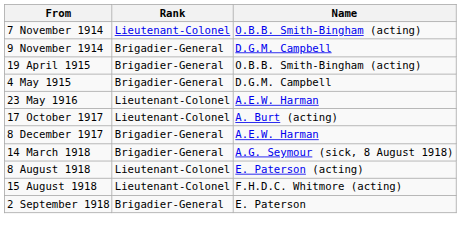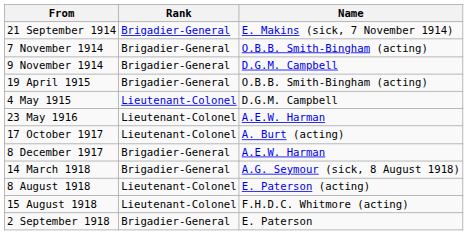+ row: (62, 30)
(172, 30) Lieutenant-Colonel -> (176, 48) Brigadier-General
(169, 83) Brigadier-General -> (179, 100) Lieutenant-Colonel
